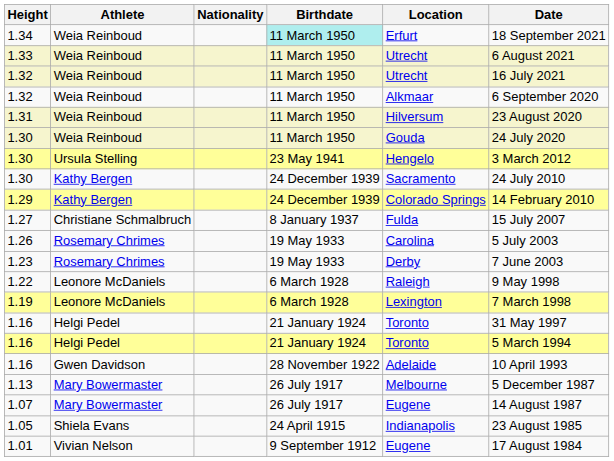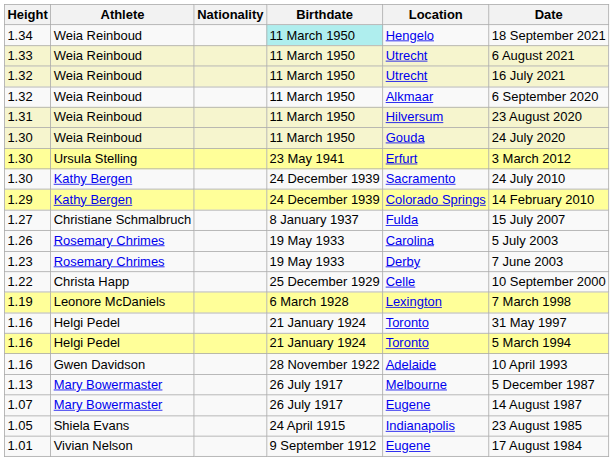(402, 35) Erfurt -> (410, 35) Hengelo
(410, 158) Hengelo -> (402, 158) Erfurt
+ row: (20, 281)
- row: (20, 281)
